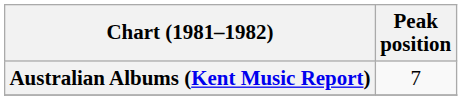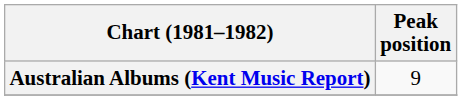(416, 77) 7 -> (416, 77) 9
